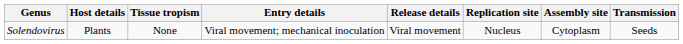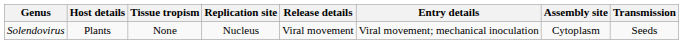columns swapped: (294, 13) <-> (502, 13)
